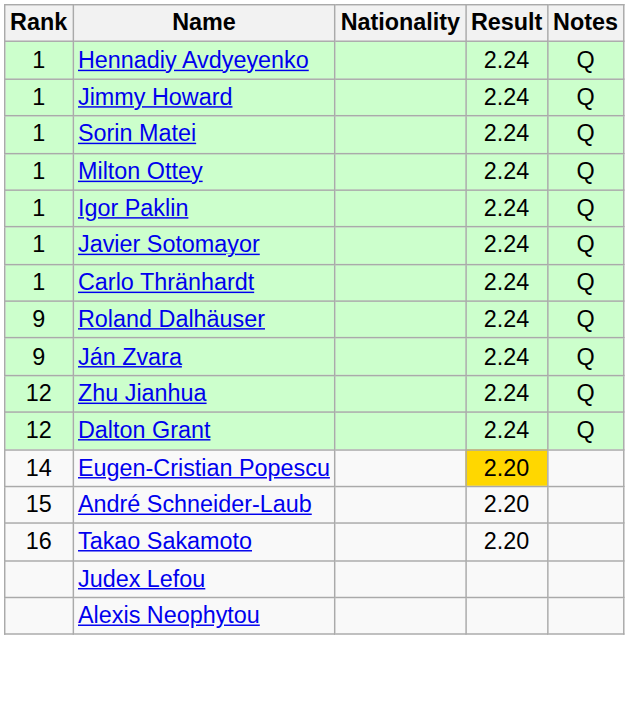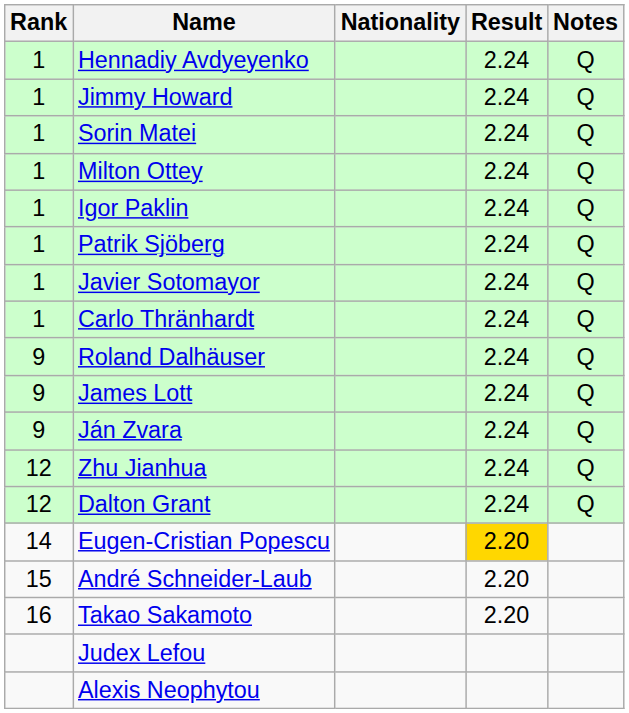+ row: (151, 245)
+ row: (135, 393)
